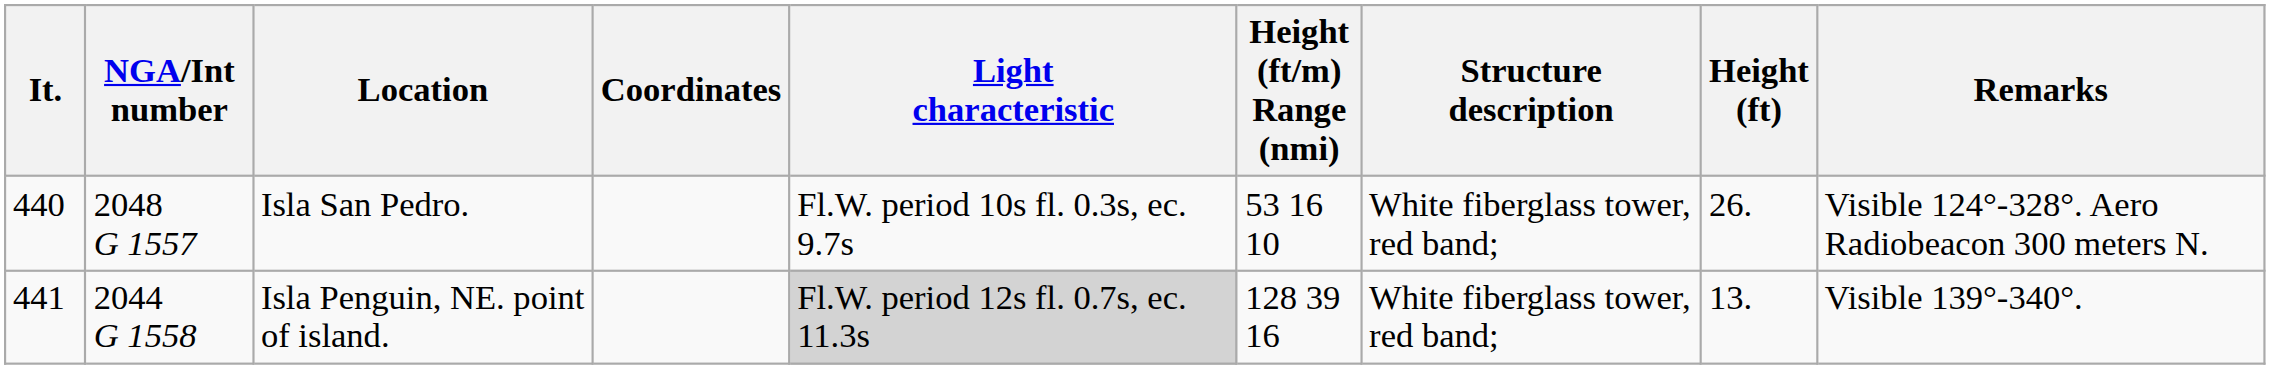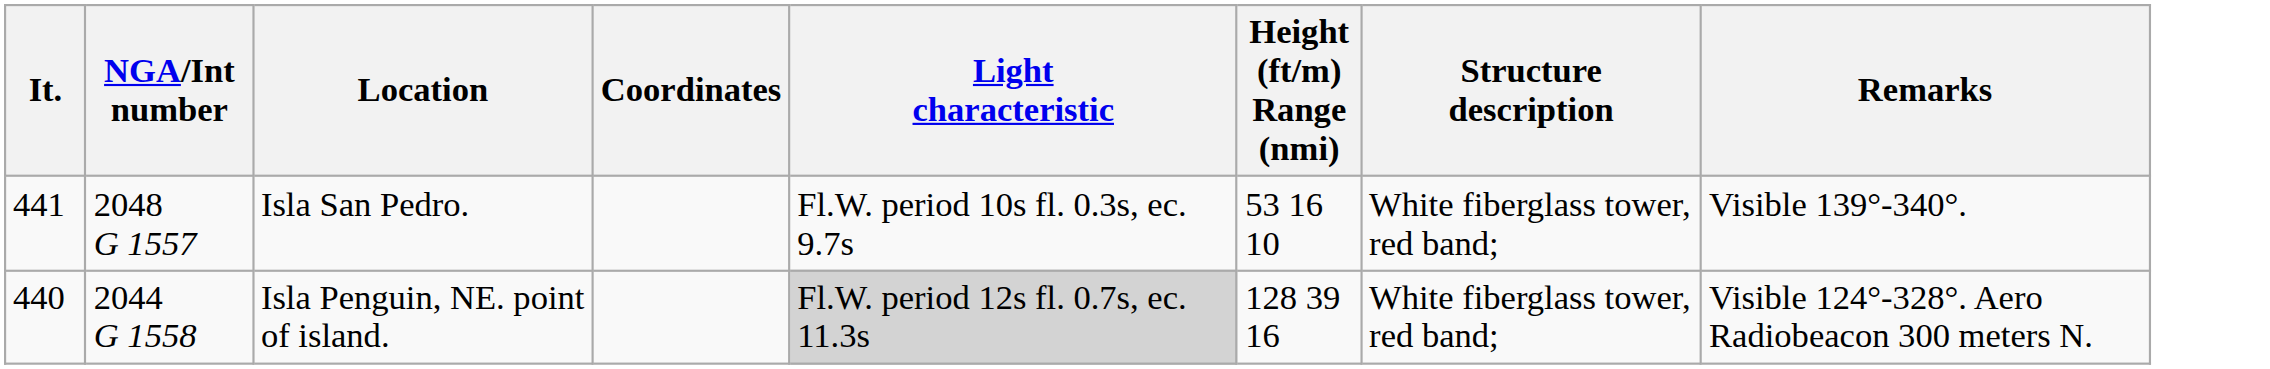- column: (1759, 90)
(39, 203) 440 -> (39, 203) 441
(2017, 222) Visible 124°-328°. Aero Radiobeacon 300 meters N. -> (1838, 203) Visible 139°-340°.
(39, 297) 441 -> (39, 297) 440
(1954, 297) Visible 139°-340°. -> (1901, 316) Visible 124°-328°. Aero Radiobeacon 300 meters N.
